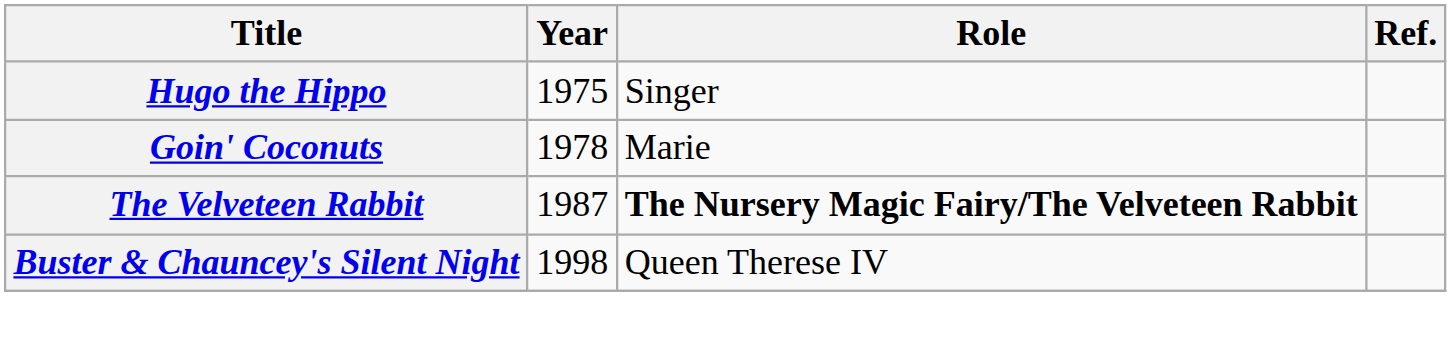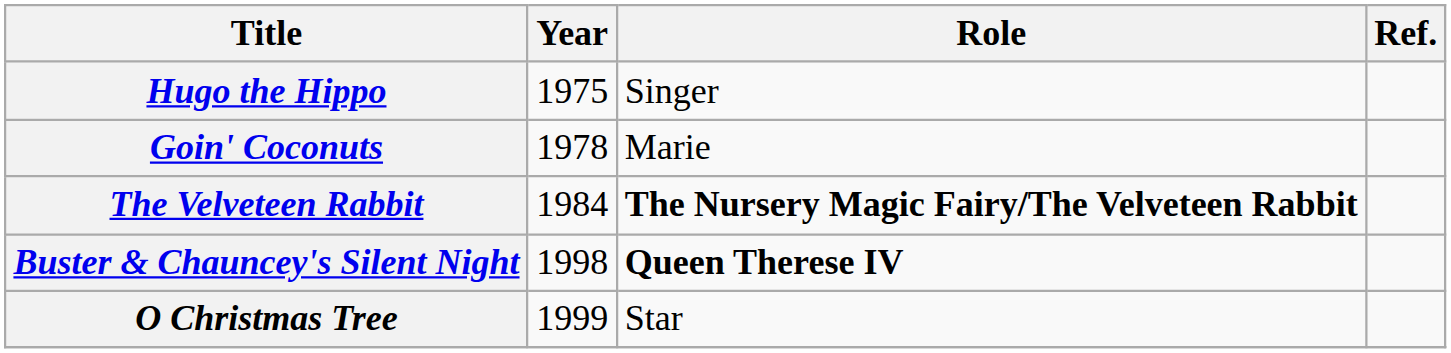(572, 204) 1987 -> (572, 204) 1984
(756, 261) normal -> (764, 261) bold
+ row: (266, 318)
